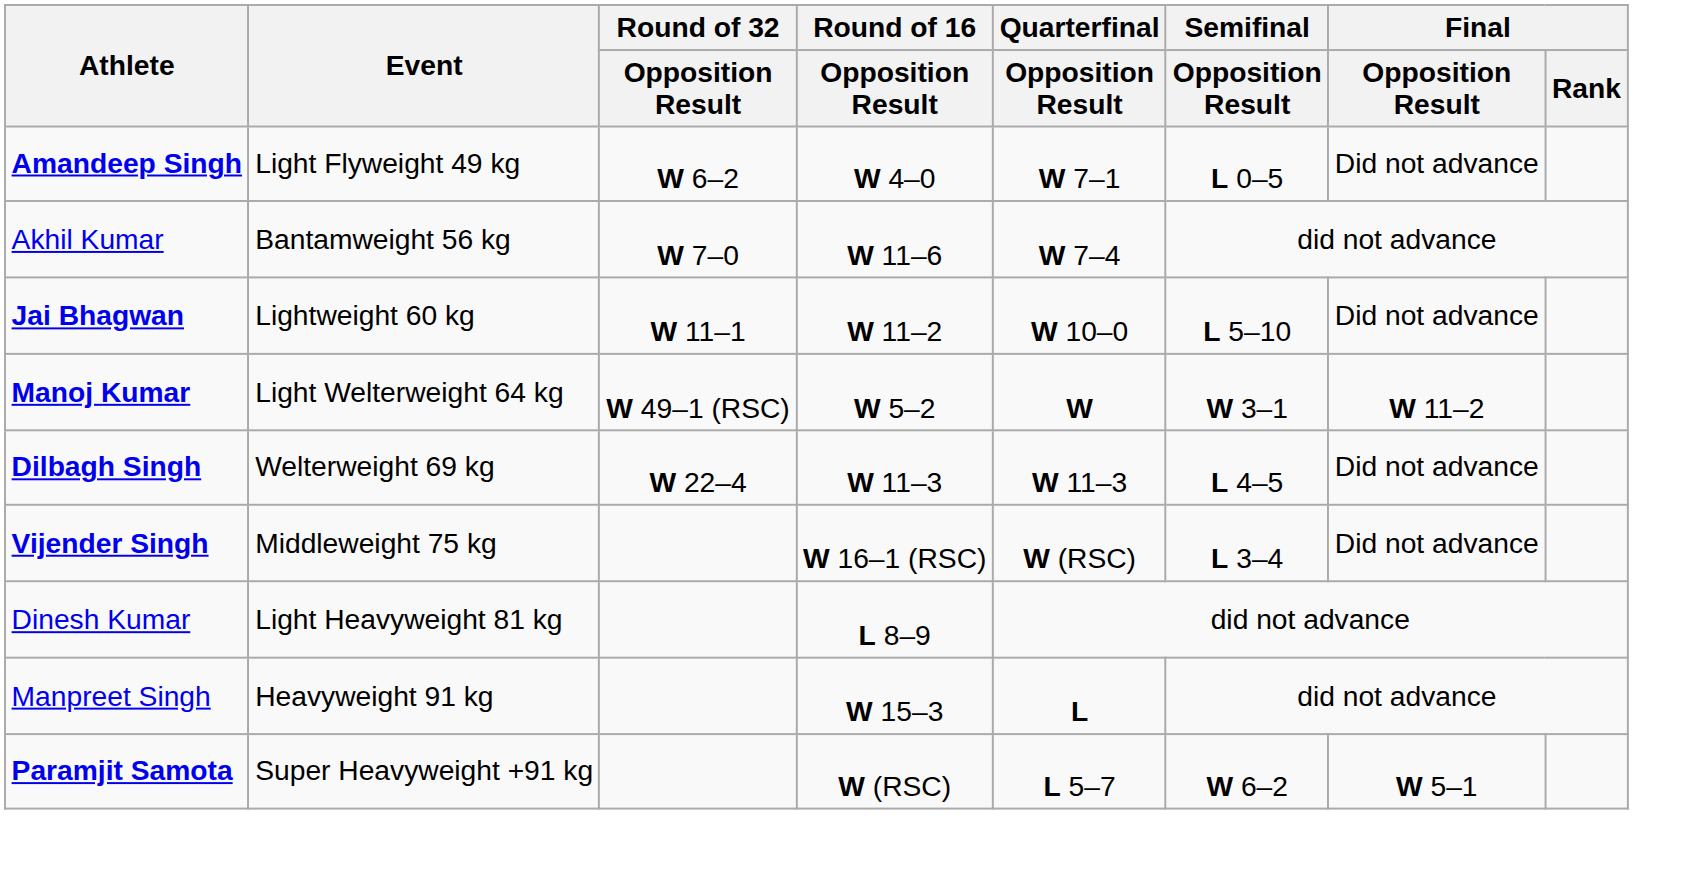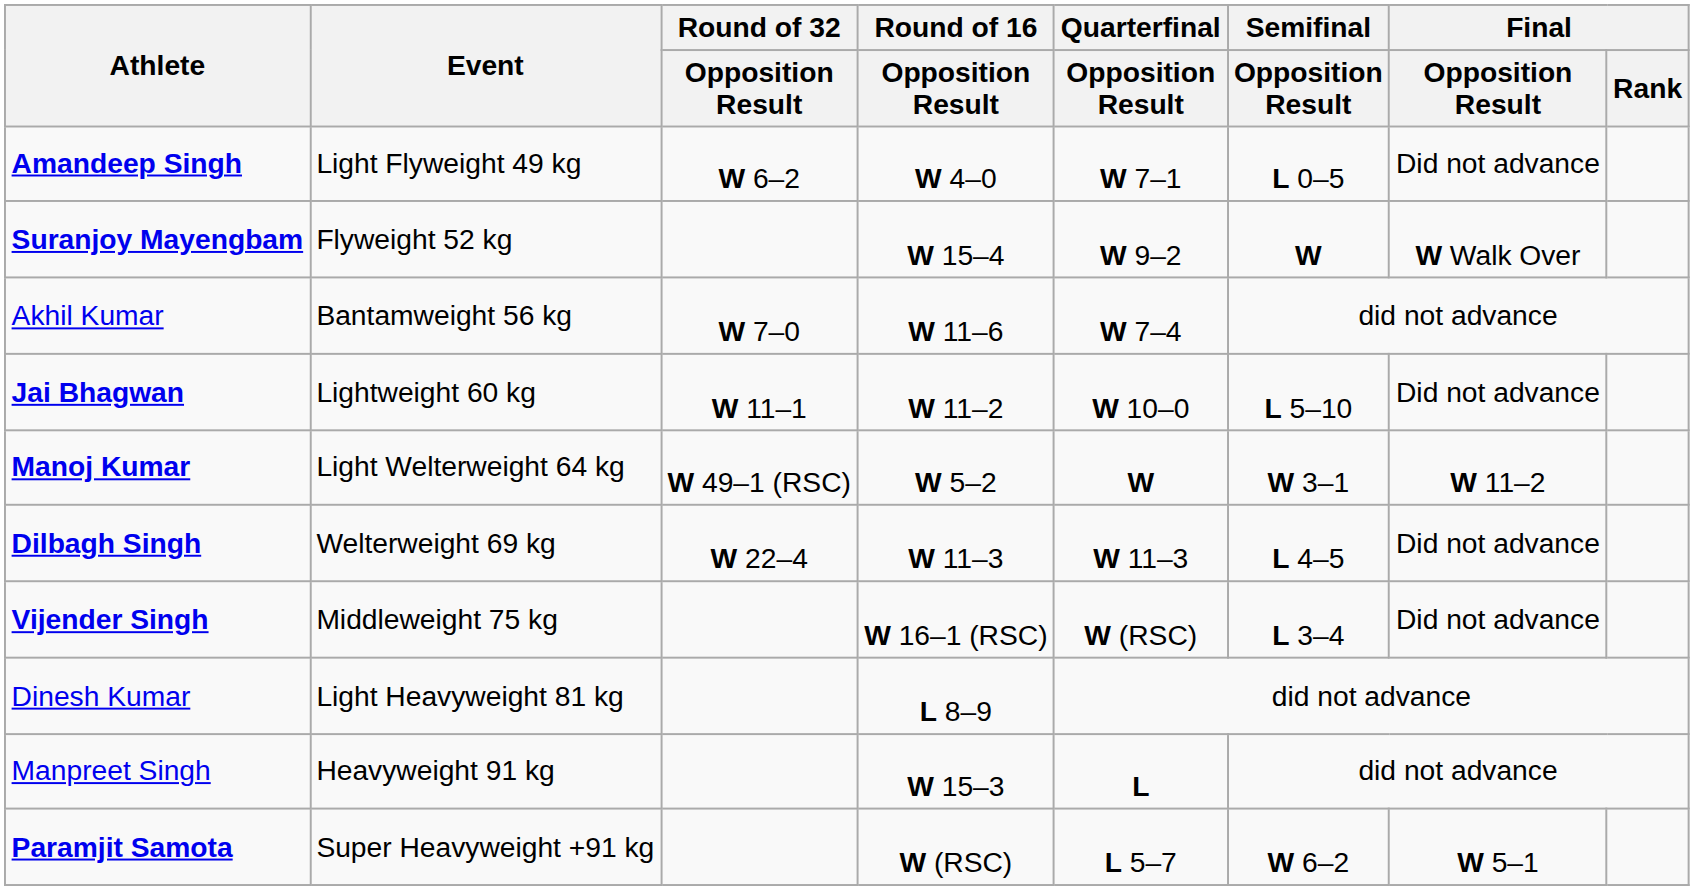+ row: (157, 240)
